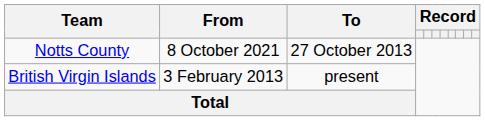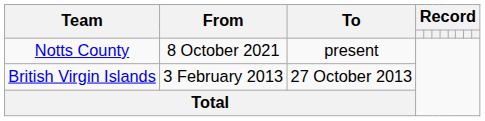(351, 50) 27 October 2013 -> (351, 50) present
(351, 76) present -> (351, 76) 27 October 2013
